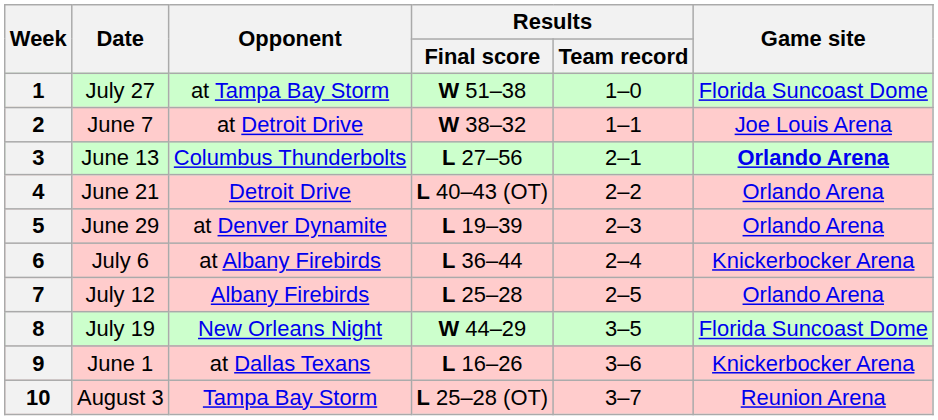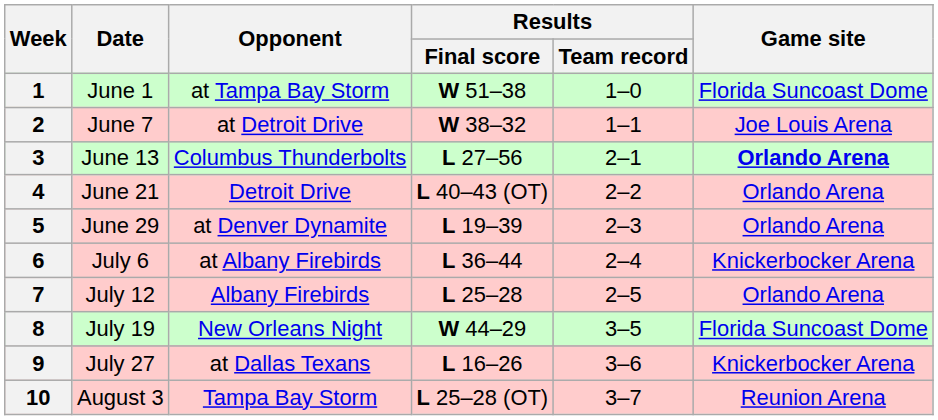(120, 90) July 27 -> (120, 90) June 1
(120, 362) June 1 -> (120, 362) July 27
